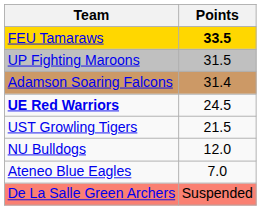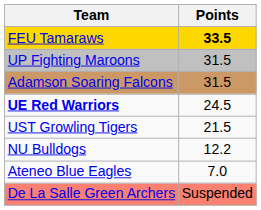(217, 82) 31.4 -> (217, 82) 31.5
(217, 149) 12.0 -> (217, 149) 12.2
